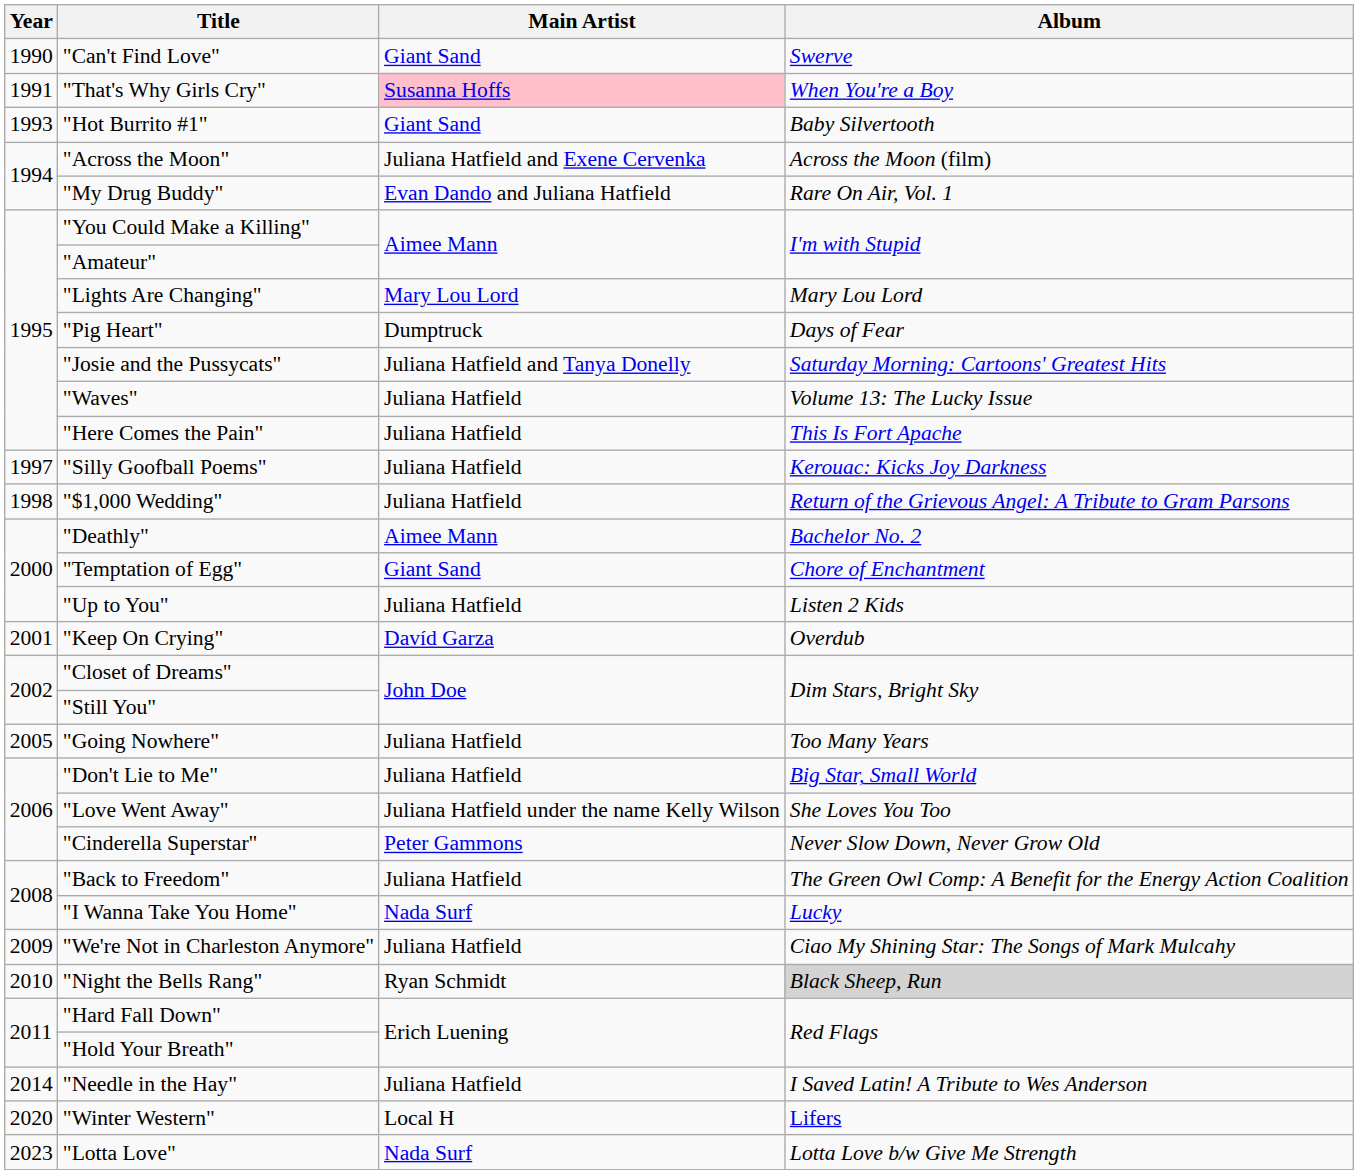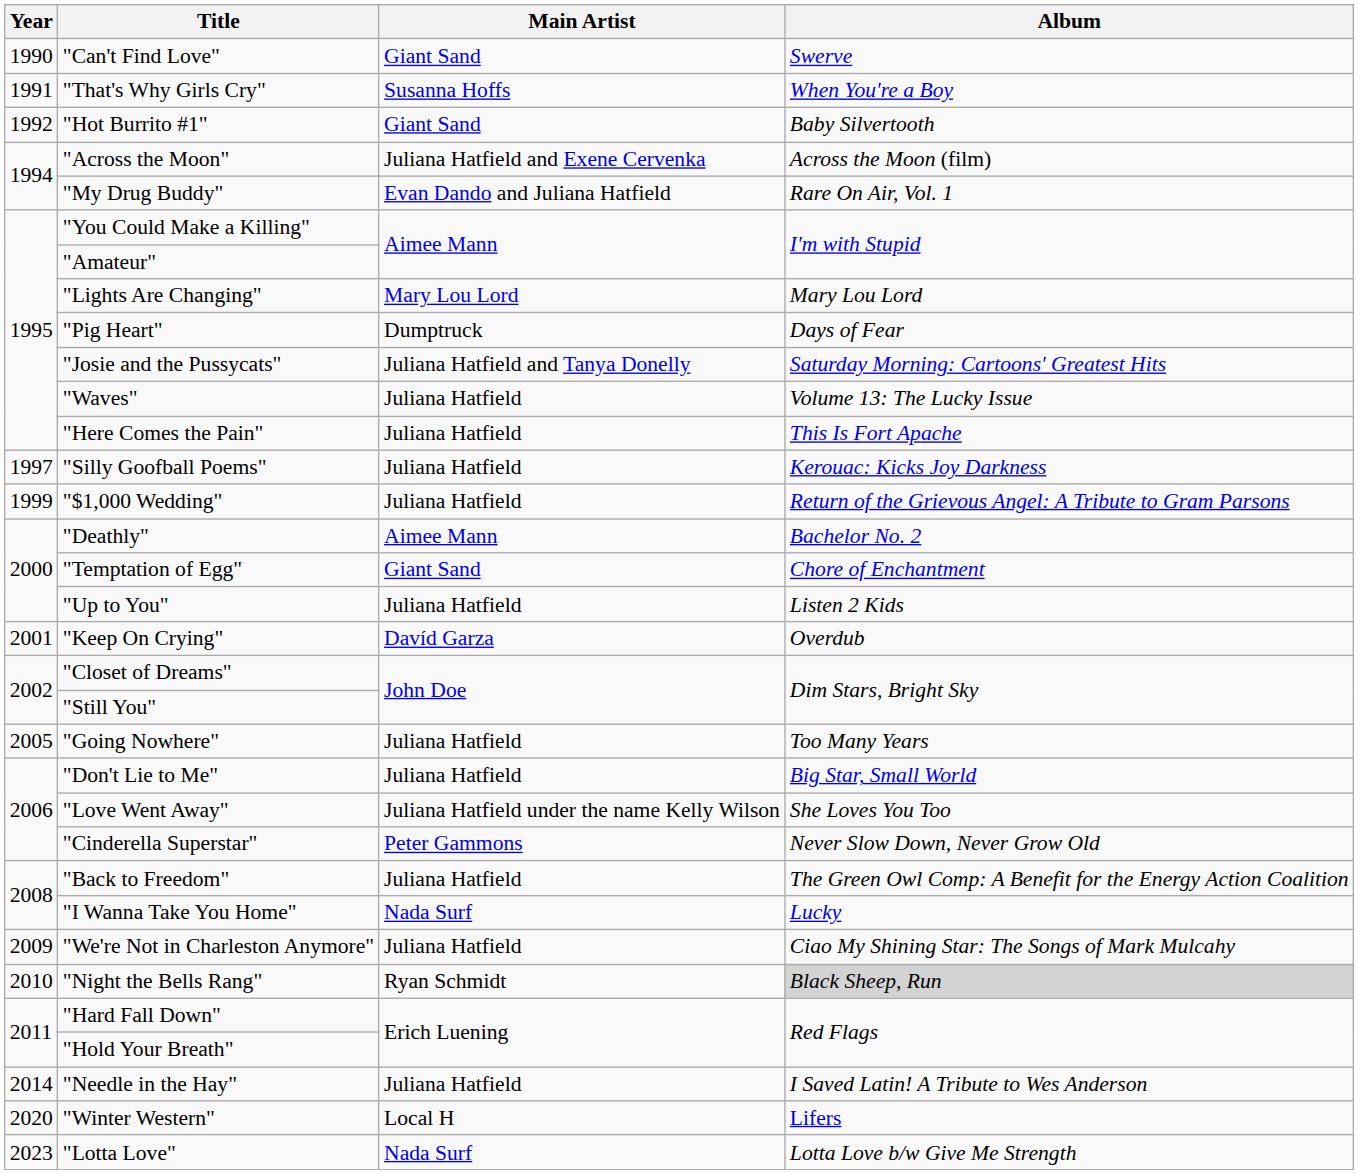(447, 90) pink background -> (447, 90) no background
(31, 124) 1993 -> (31, 124) 1992
(31, 501) 1998 -> (31, 501) 1999
